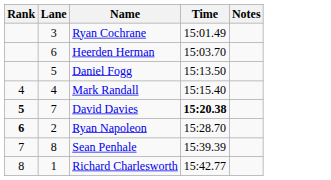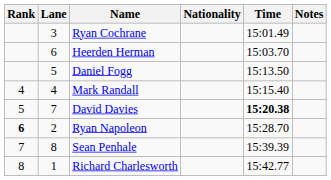+ column: (212, 14)
(21, 109) bold -> (21, 109) normal
